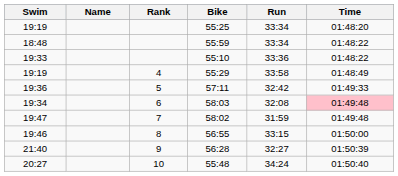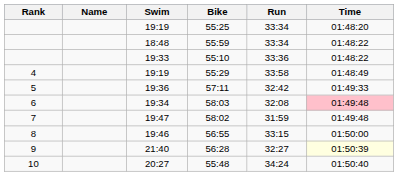columns swapped: (159, 12) <-> (35, 12)
(350, 149) no background -> (350, 149) lightyellow background
